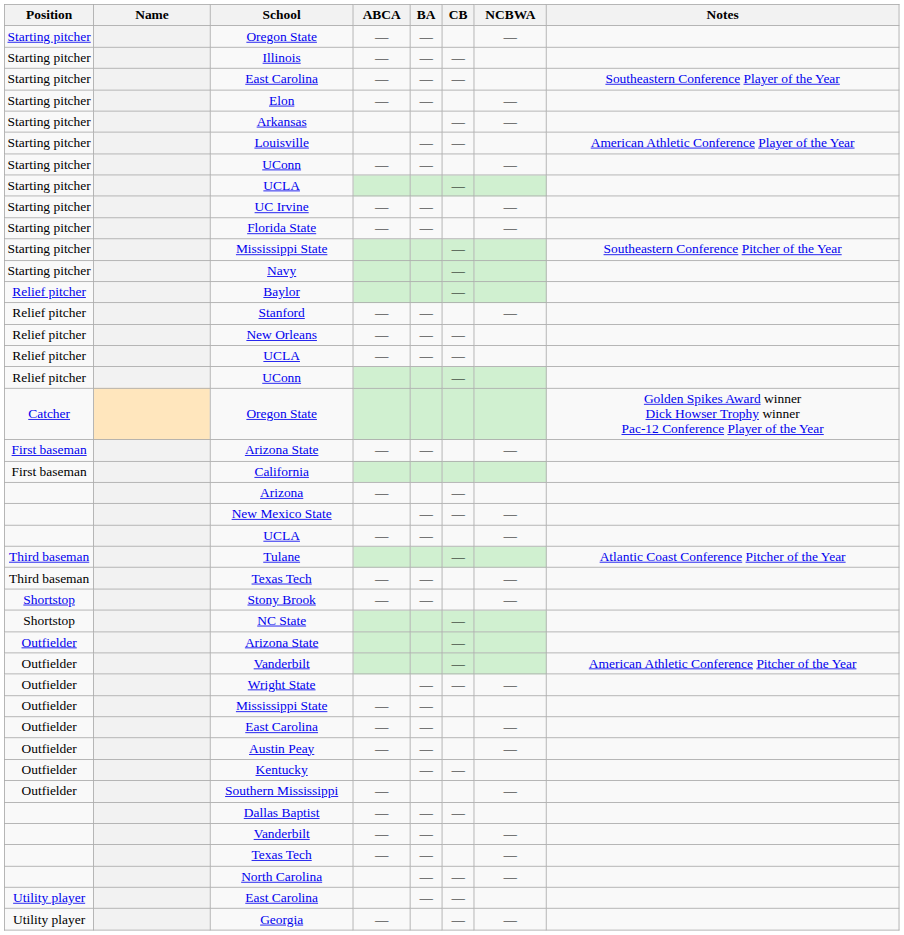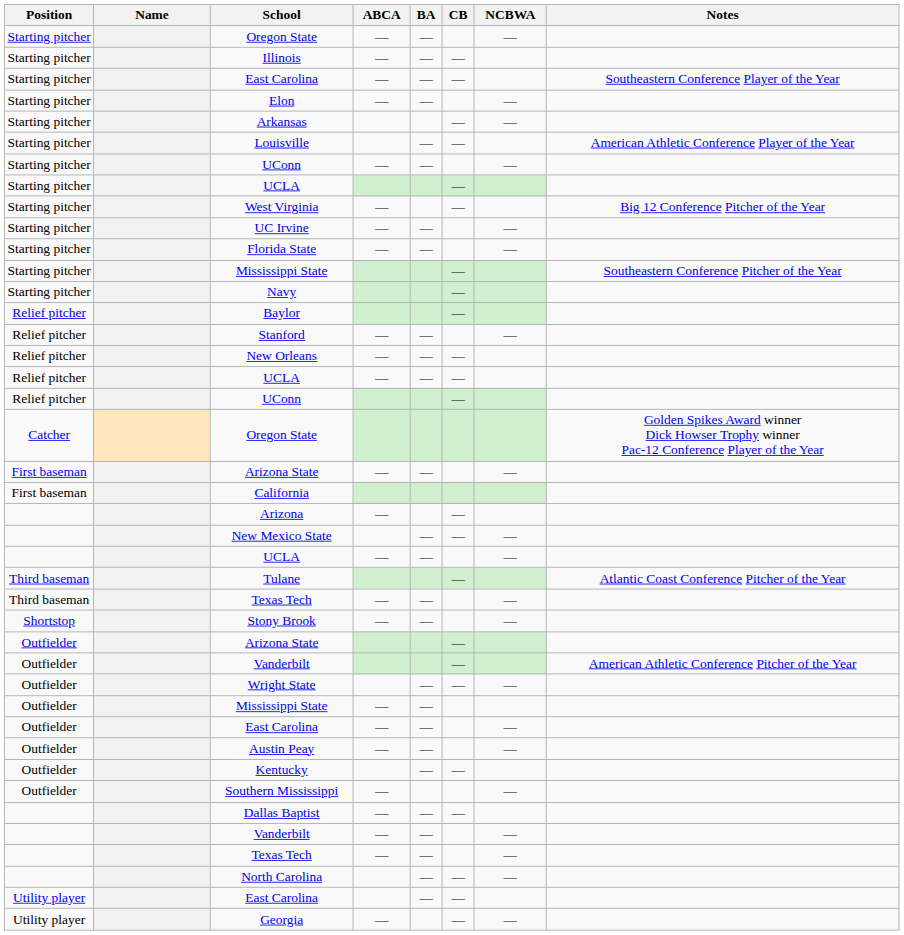+ row: (49, 206)
- row: (49, 620)
